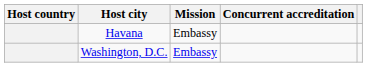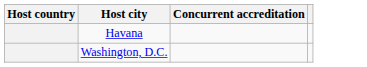- column: (195, 14)
